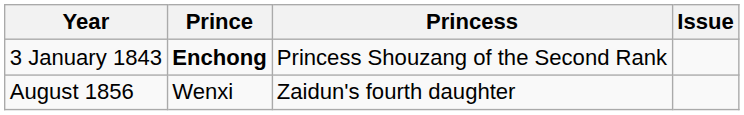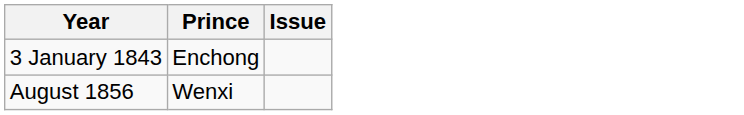- column: (472, 22)
(219, 57) bold -> (216, 57) normal
